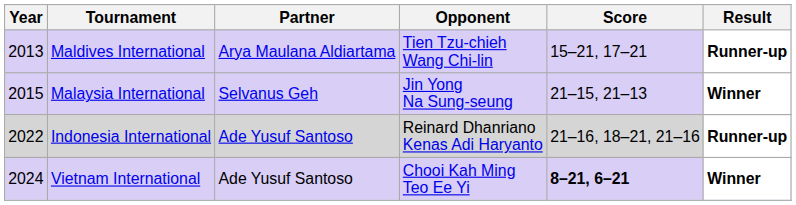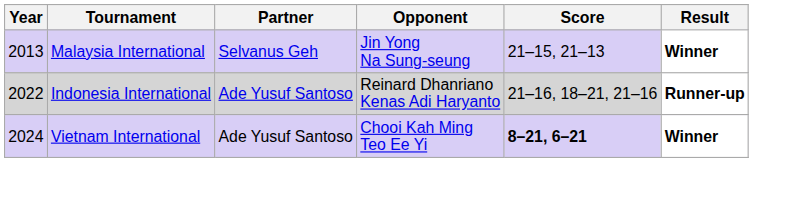- row: (128, 51)
(26, 94) 2015 -> (26, 51) 2013
